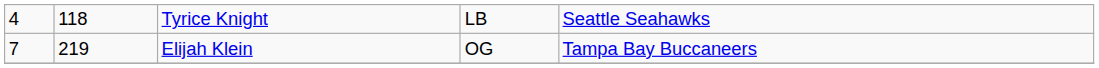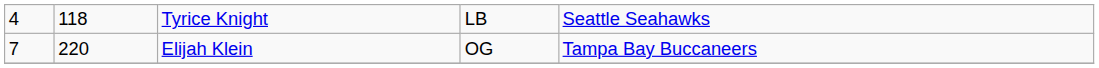(74, 48) 219 -> (74, 48) 220
